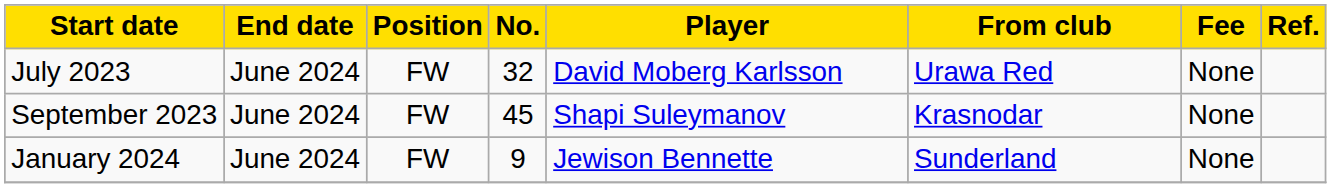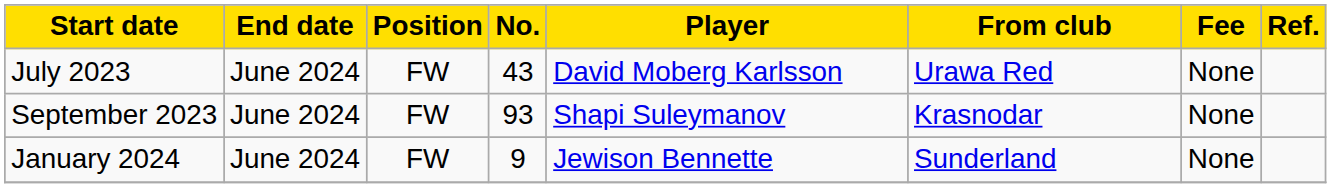(518, 70) 32 -> (518, 70) 43
(518, 114) 45 -> (518, 114) 93
